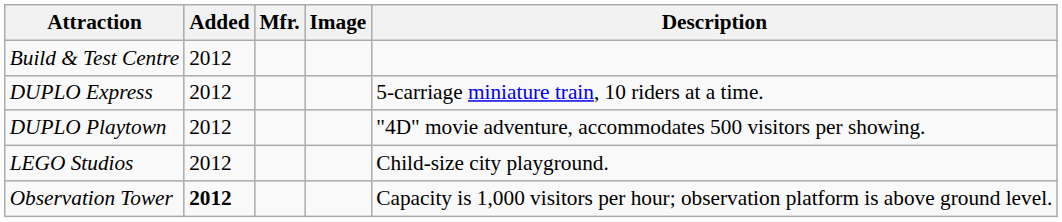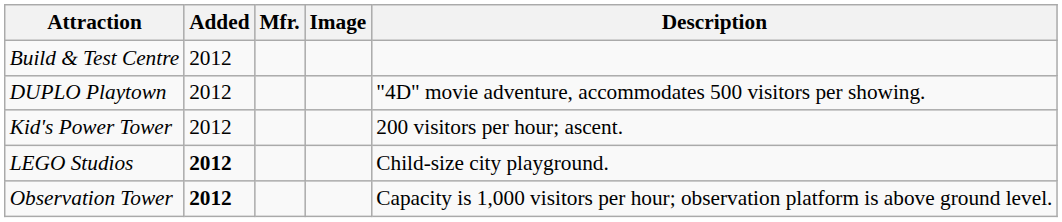- row: (81, 92)
+ row: (91, 127)
(210, 163) normal -> (210, 163) bold
